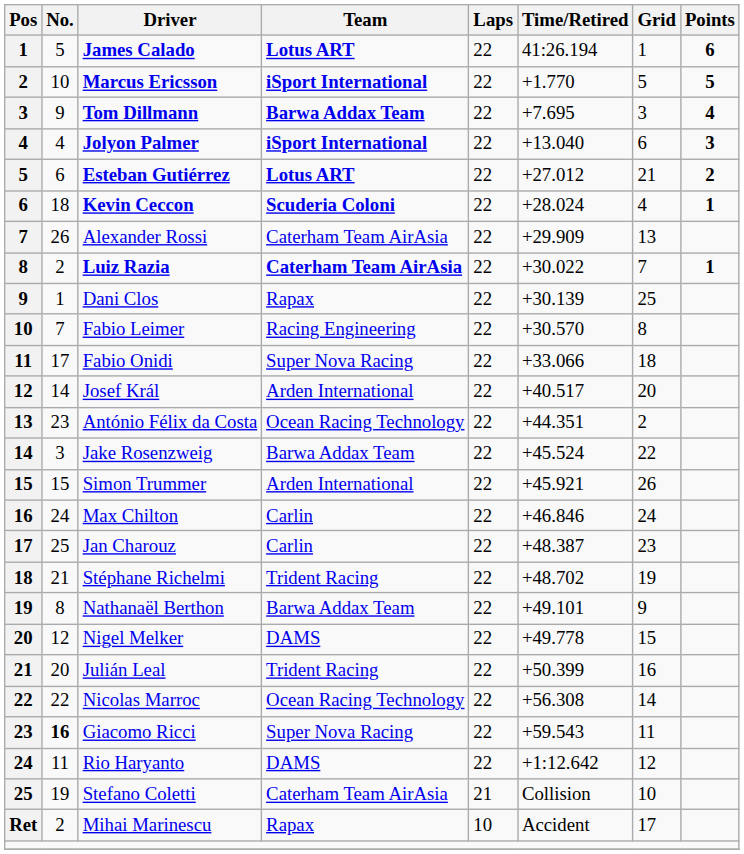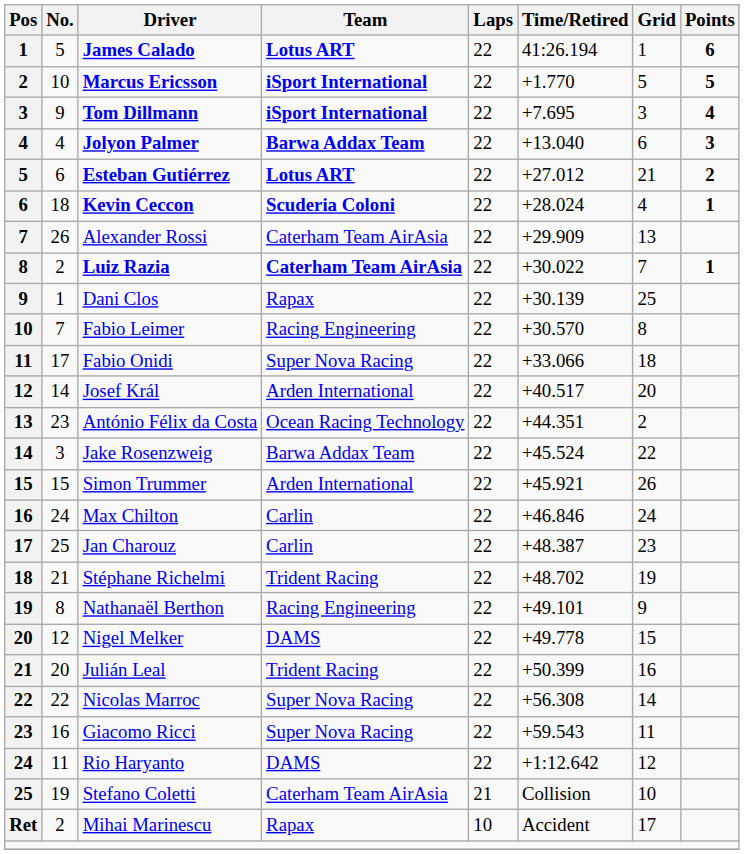(345, 112) Barwa Addax Team -> (347, 112) iSport International
(347, 143) iSport International -> (345, 143) Barwa Addax Team
(340, 607) Barwa Addax Team -> (341, 607) Racing Engineering
(365, 700) Ocean Racing Technology -> (340, 700) Super Nova Racing
(60, 731) bold -> (60, 731) normal
